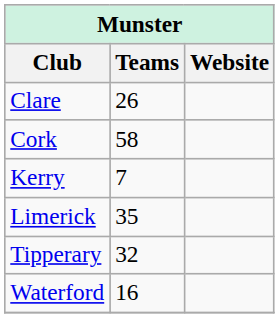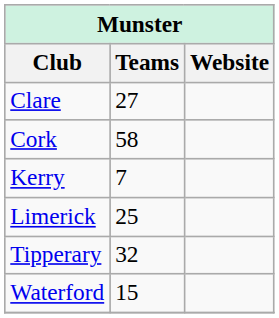(127, 101) 26 -> (127, 101) 27
(127, 216) 35 -> (127, 216) 25
(127, 293) 16 -> (127, 293) 15
